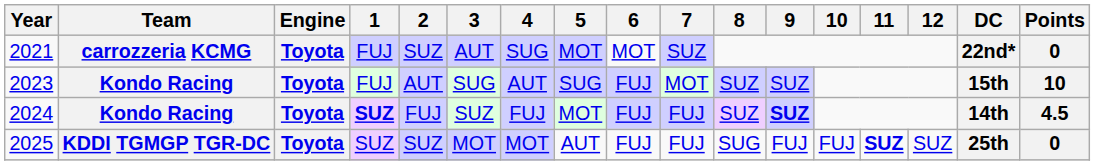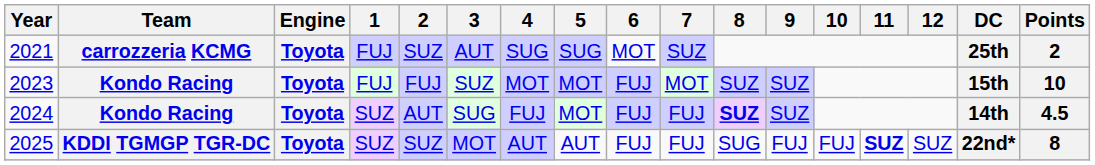(580, 51) MOT -> (580, 51) SUG
(989, 51) 22nd* -> (989, 51) 25th
(1055, 51) 0 -> (1055, 51) 2
(423, 82) AUT -> (423, 82) FUJ
(474, 82) SUG -> (474, 82) SUZ
(527, 82) AUT -> (527, 82) MOT
(580, 82) SUG -> (580, 82) MOT
(374, 113) bold -> (374, 113) normal
(423, 113) FUJ -> (423, 113) AUT
(474, 113) SUZ -> (474, 113) SUG
(739, 113) normal -> (739, 113) bold
(790, 113) bold -> (790, 113) normal
(527, 144) MOT -> (527, 144) AUT
(989, 144) 25th -> (989, 144) 22nd*
(1055, 144) 0 -> (1055, 144) 8
